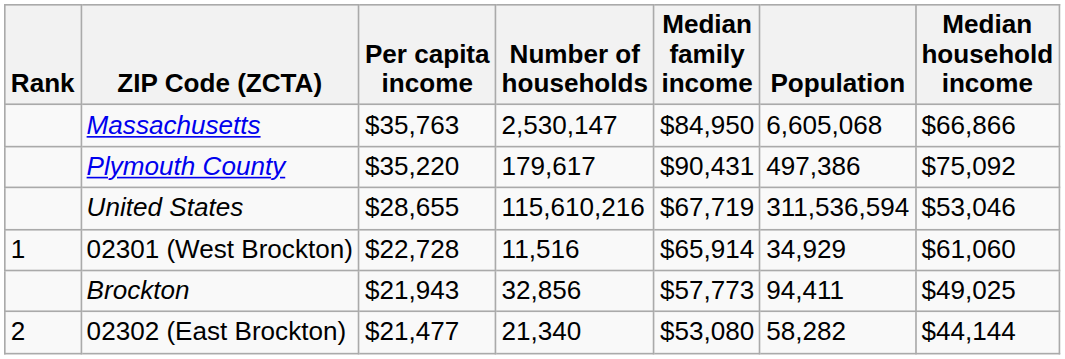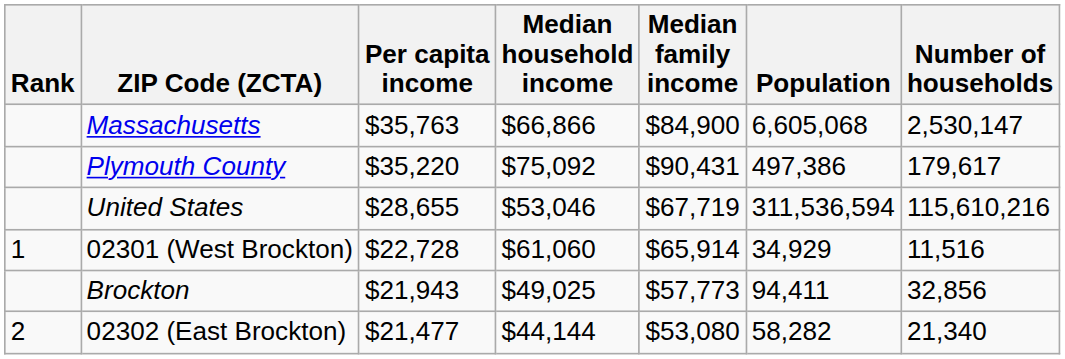columns swapped: (987, 54) <-> (575, 69)
(707, 125) $84,950 -> (693, 125) $84,900
